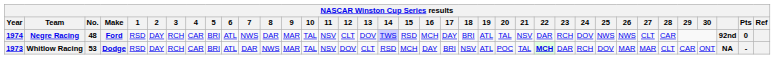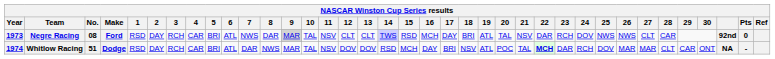(15, 35) 1974 -> (15, 35) 1973
(93, 35) 48 -> (93, 35) 08
(292, 35) no background -> (292, 35) lightgrey background
(368, 35) DOV -> (368, 35) CLT
(15, 48) 1973 -> (15, 48) 1974
(93, 48) 53 -> (93, 48) 51
(368, 48) CLT -> (368, 48) DOV
